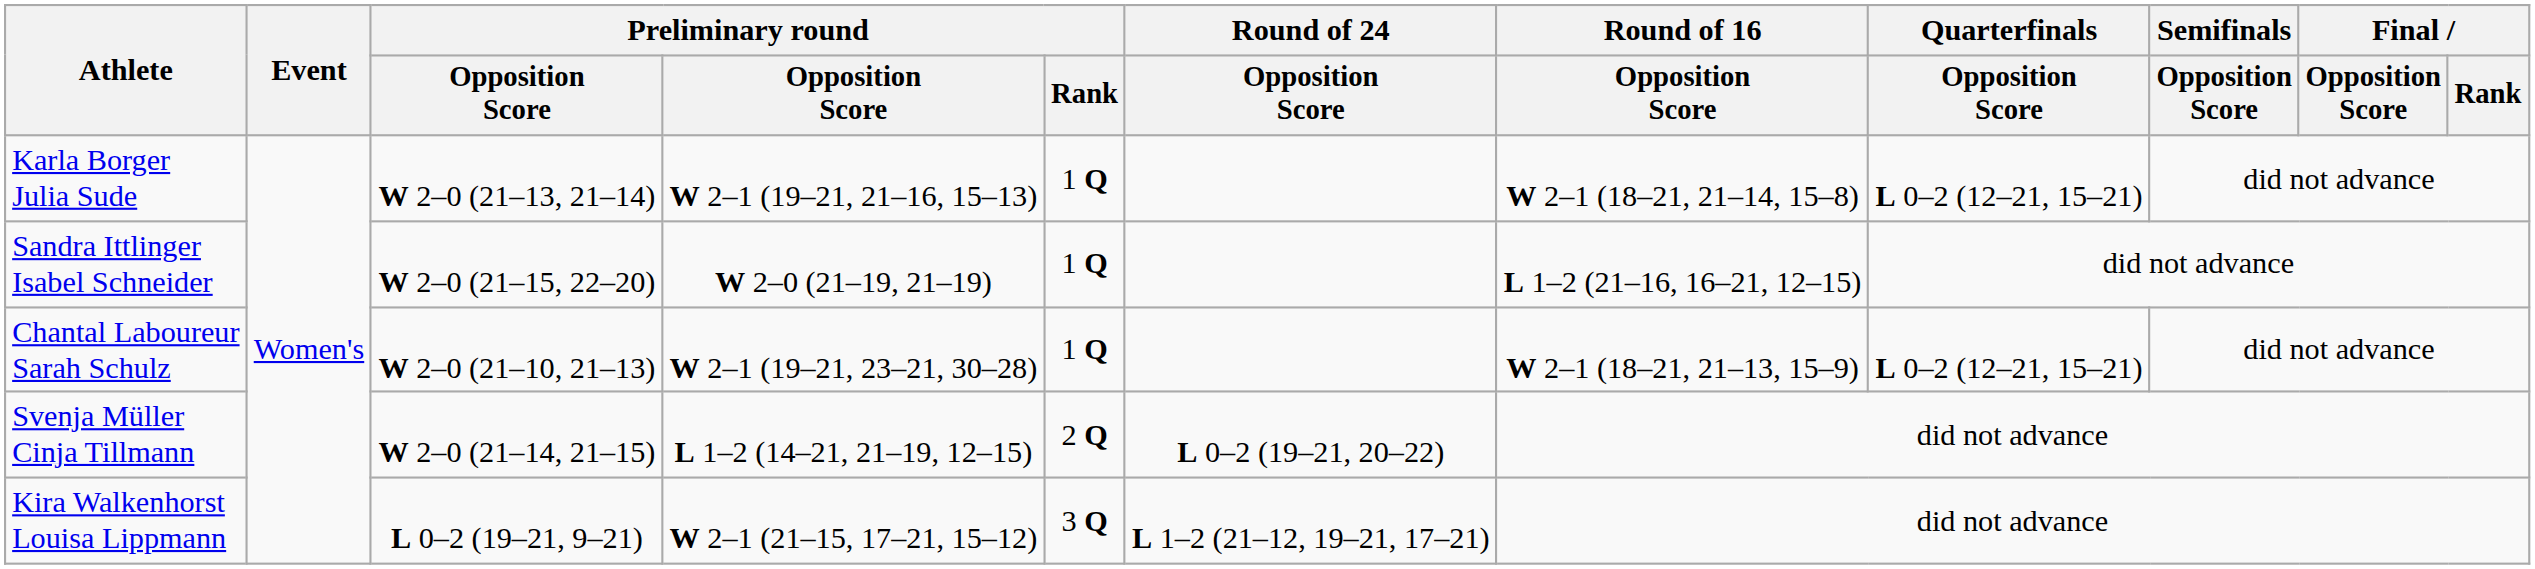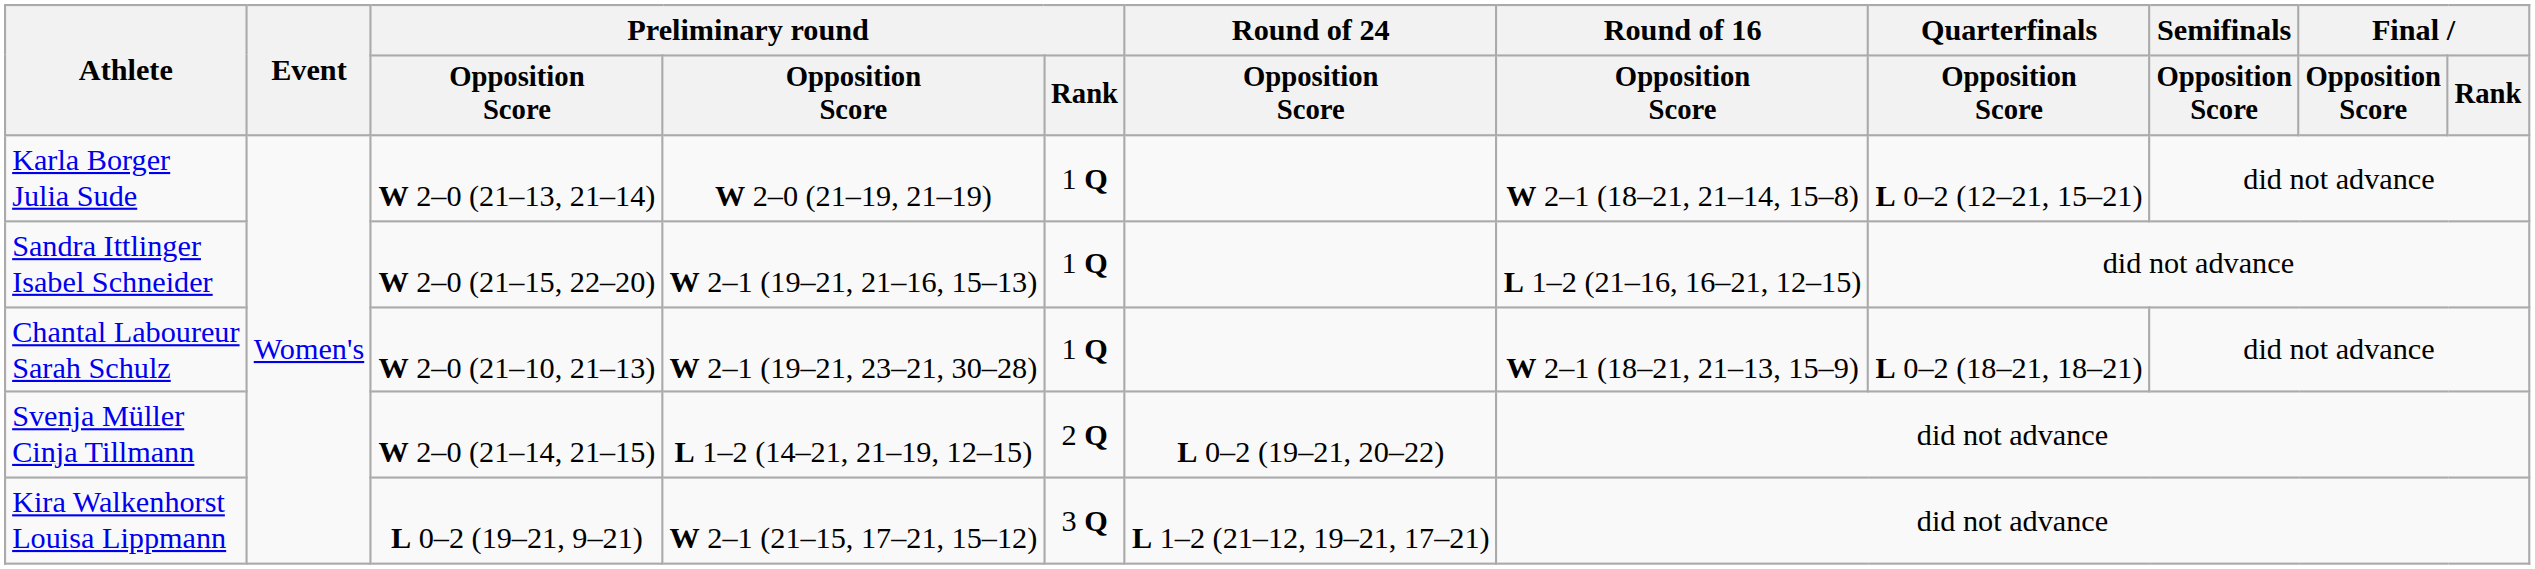(853, 196) W 2–1 (19–21, 21–16, 15–13) -> (853, 196) W 2–0 (21–19, 21–19)
(853, 281) W 2–0 (21–19, 21–19) -> (853, 281) W 2–1 (19–21, 21–16, 15–13)
(2009, 367) L 0–2 (12–21, 15–21) -> (2009, 367) L 0–2 (18–21, 18–21)
